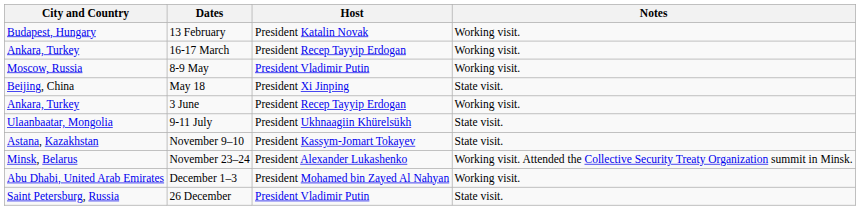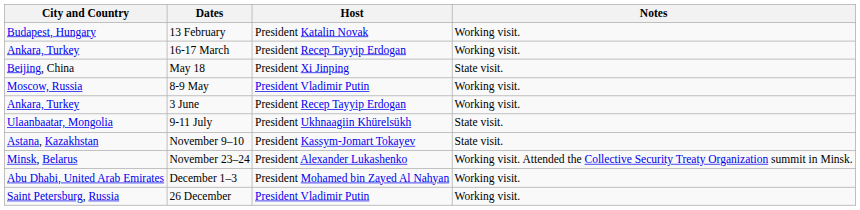rows swapped: (189, 68) <-> (187, 86)
(479, 196) State visit. -> (487, 196) Working visit.
